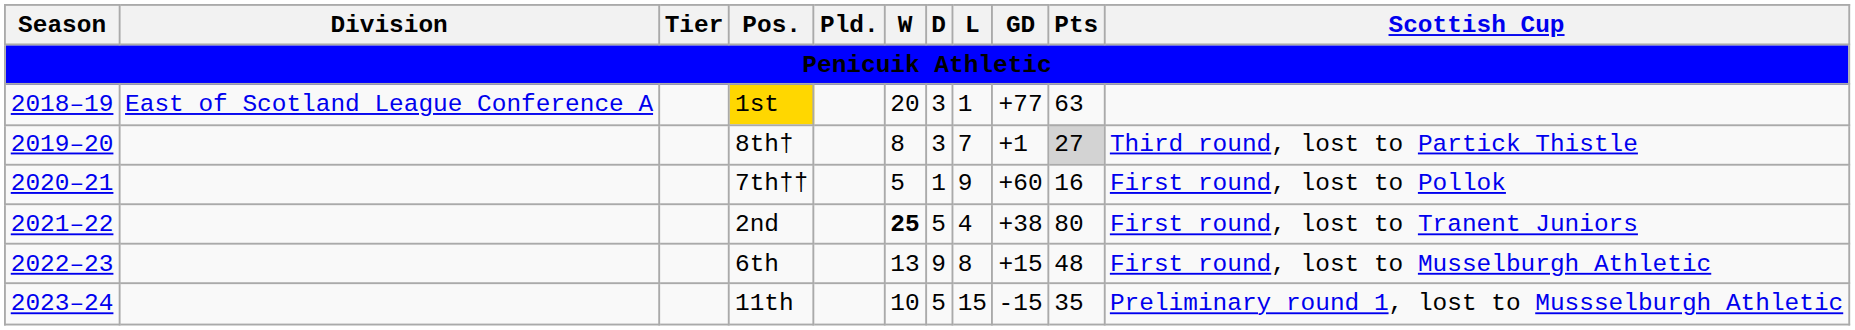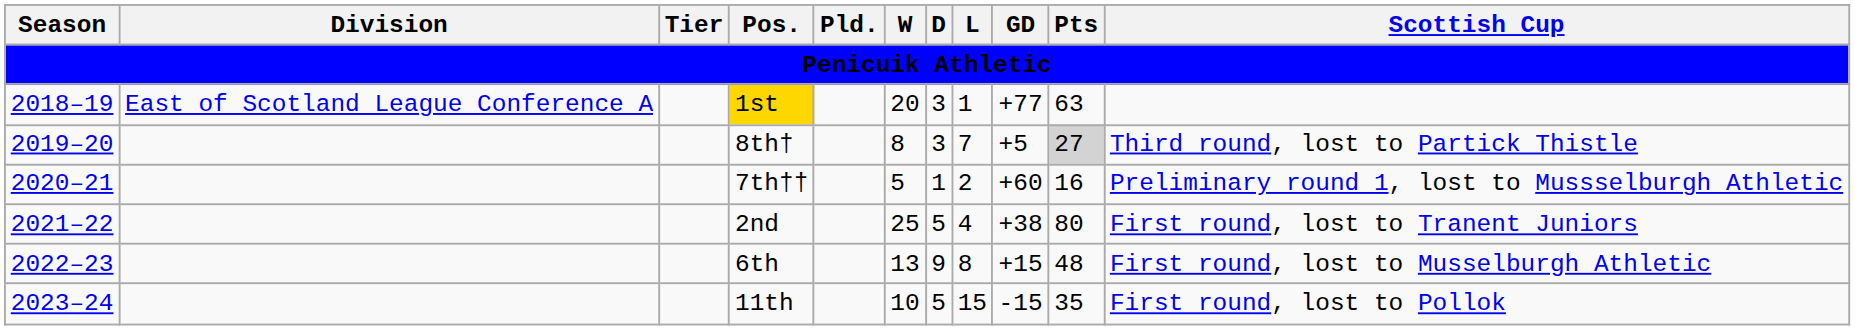(1013, 144) +1 -> (1013, 144) +5
(965, 184) 9 -> (965, 184) 2
(1308, 184) First round, lost to Pollok -> (1477, 184) Preliminary round 1, lost to Mussselburgh Athletic
(905, 224) bold -> (905, 224) normal
(1477, 304) Preliminary round 1, lost to Mussselburgh Athletic -> (1308, 304) First round, lost to Pollok
